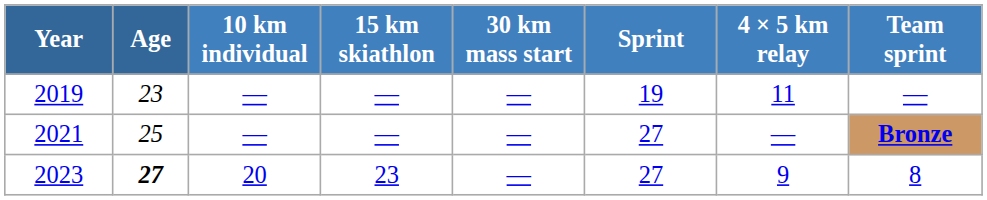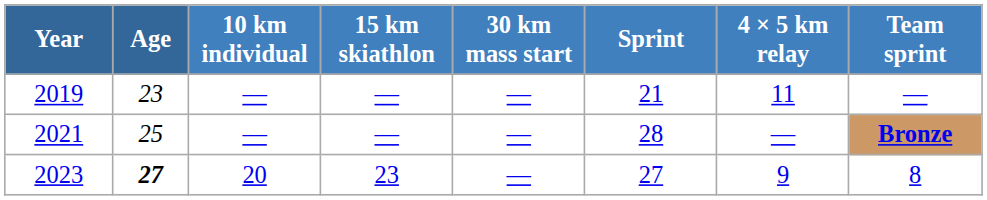(651, 94) 19 -> (651, 94) 21
(651, 134) 27 -> (651, 134) 28
